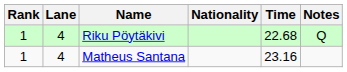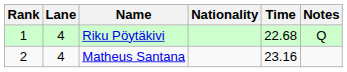(23, 56) 1 -> (23, 56) 2
